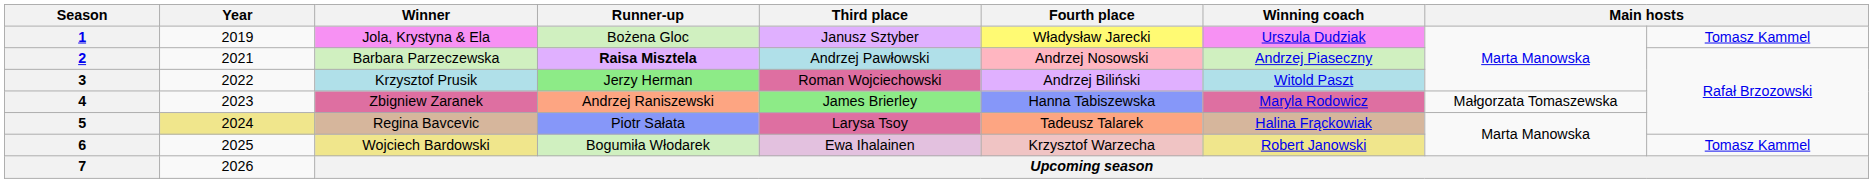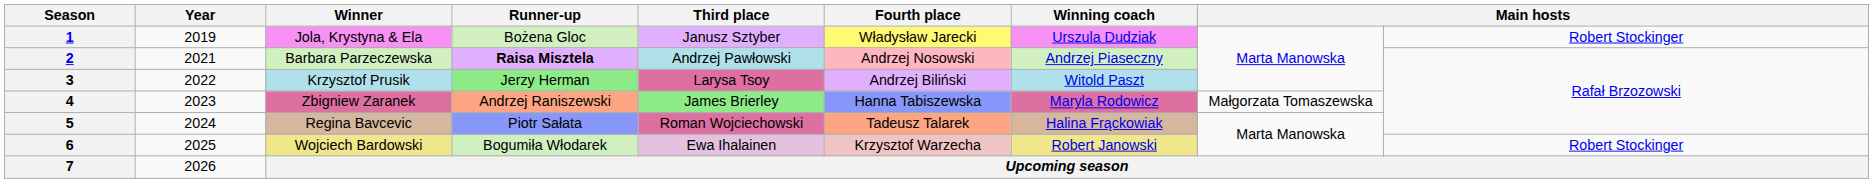(1757, 37) Tomasz Kammel -> (1626, 37) Robert Stockinger
(870, 80) Roman Wojciechowski -> (731, 80) Larysa Tsoy
(237, 123) khaki background -> (200, 123) no background
(870, 123) Larysa Tsoy -> (731, 123) Roman Wojciechowski
(1757, 145) Tomasz Kammel -> (1626, 145) Robert Stockinger
